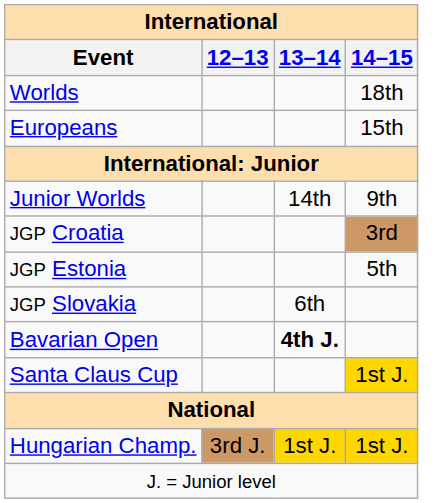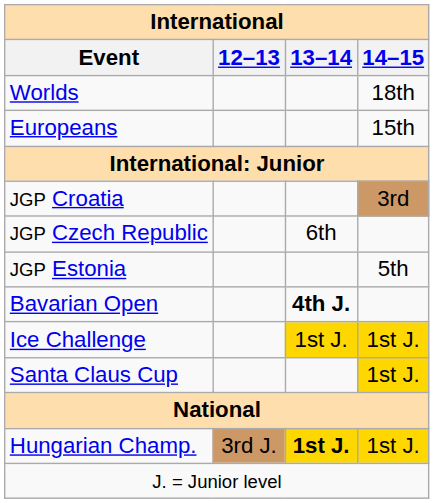- row: (78, 198)
+ row: (109, 233)
- row: (73, 304)
+ row: (78, 339)
(310, 445) normal -> (321, 445) bold
